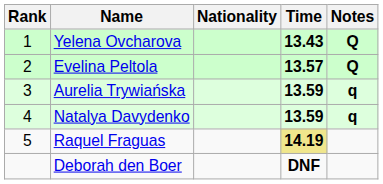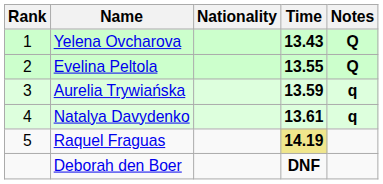(304, 66) 13.57 -> (304, 66) 13.55
(304, 116) 13.59 -> (304, 116) 13.61
